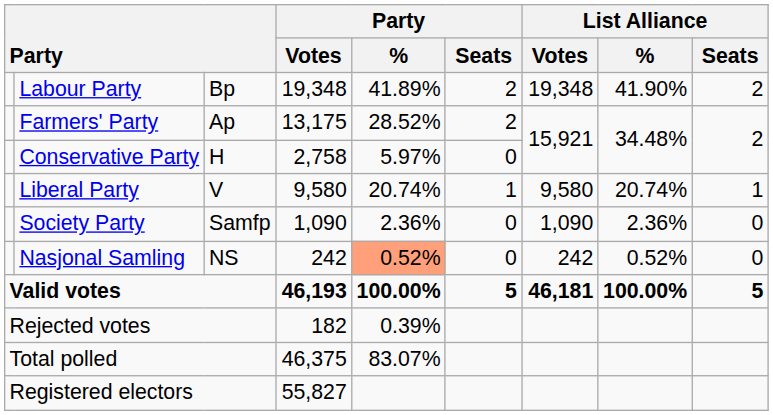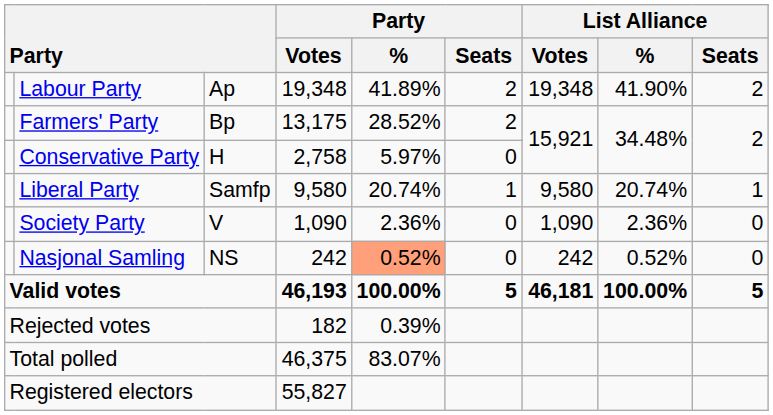(222, 88) Bp -> (222, 88) Ap
(222, 122) Ap -> (222, 122) Bp
(216, 190) V -> (240, 190) Samfp
(240, 223) Samfp -> (216, 223) V
